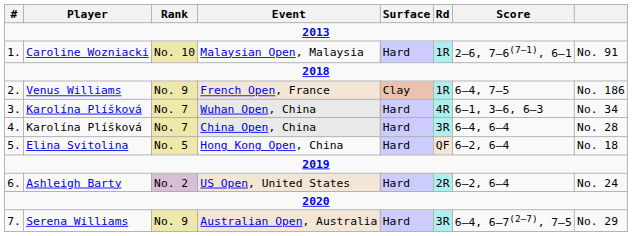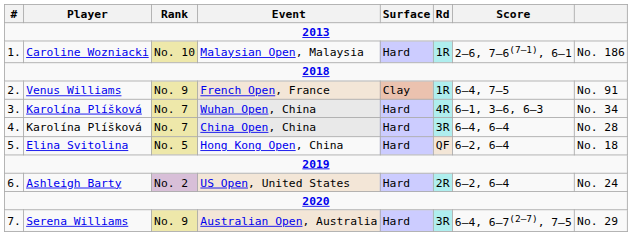(598, 52) No. 91 -> (601, 52) No. 186
(601, 90) No. 186 -> (598, 90) No. 91
